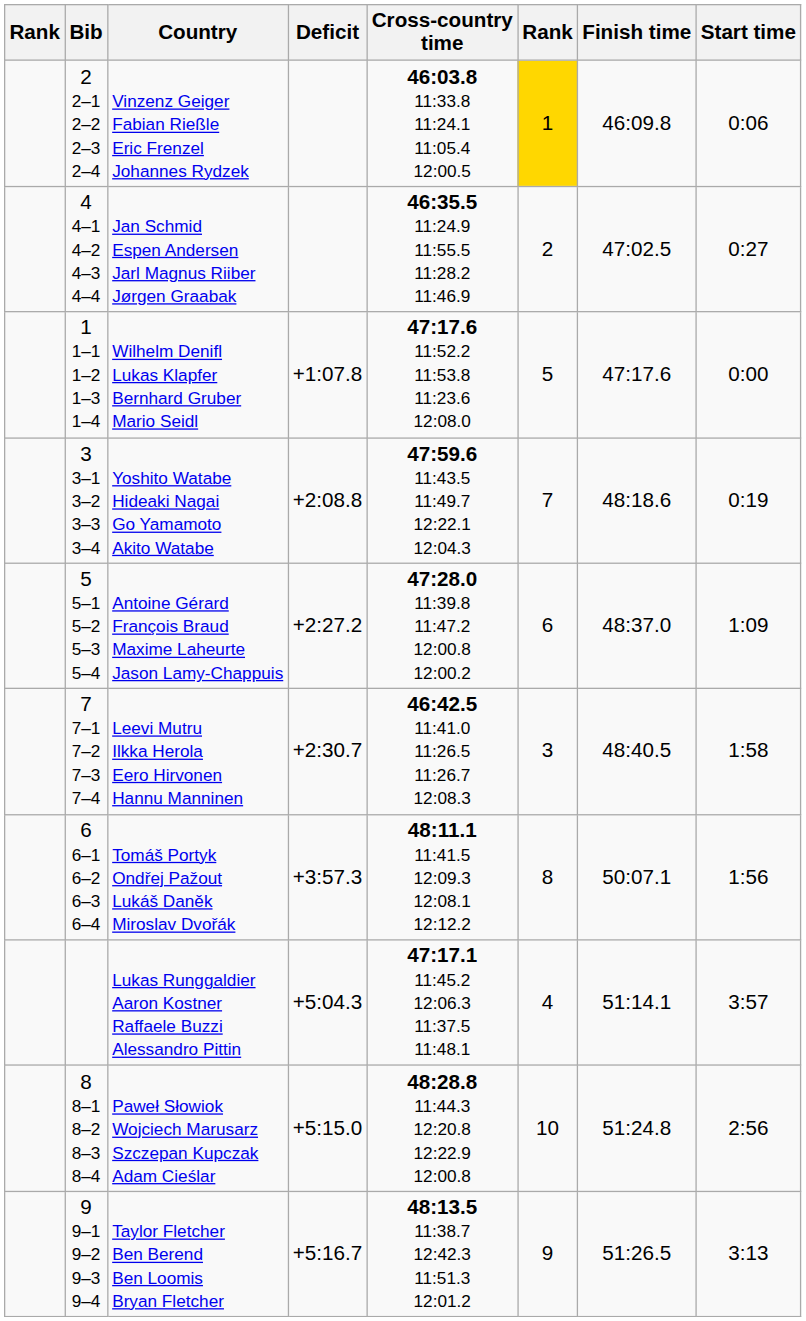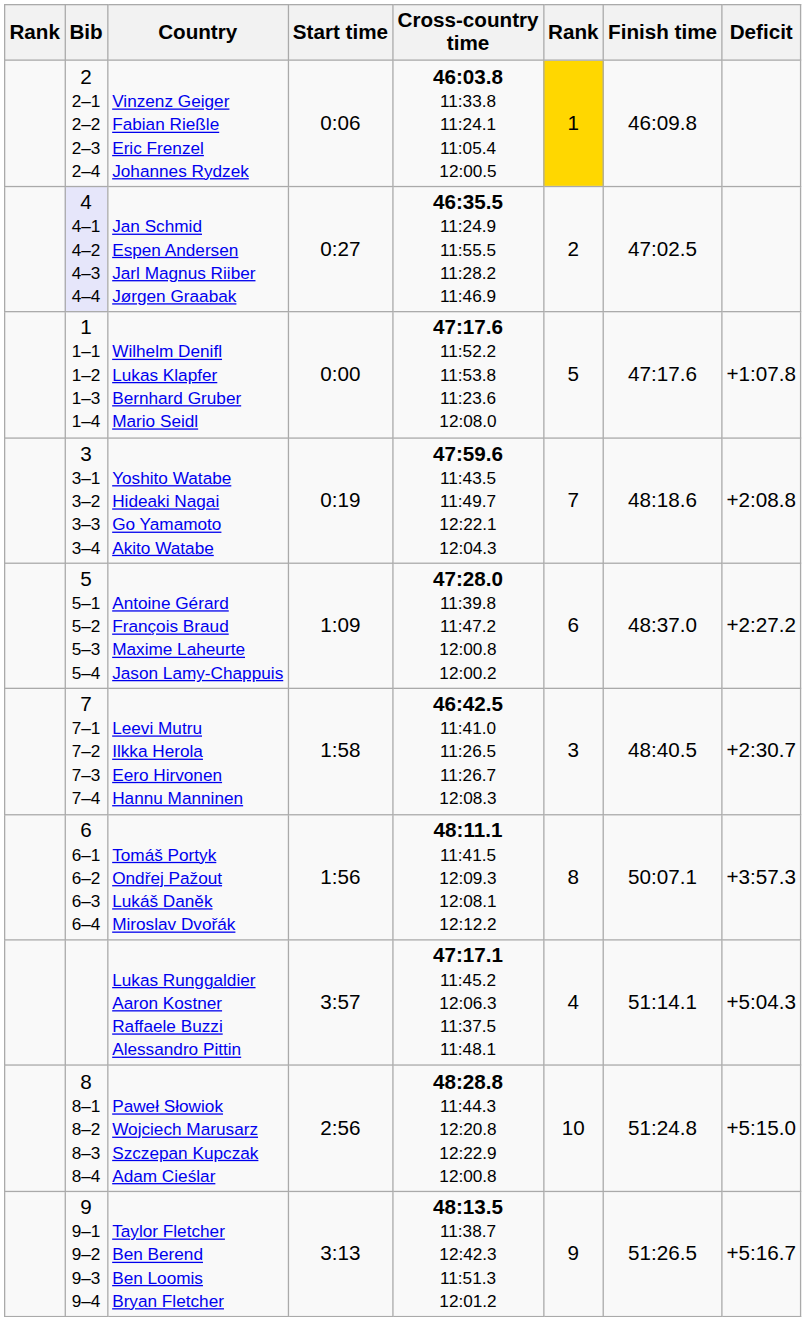columns swapped: (748, 32) <-> (327, 32)
(86, 248) no background -> (86, 248) lavender background
